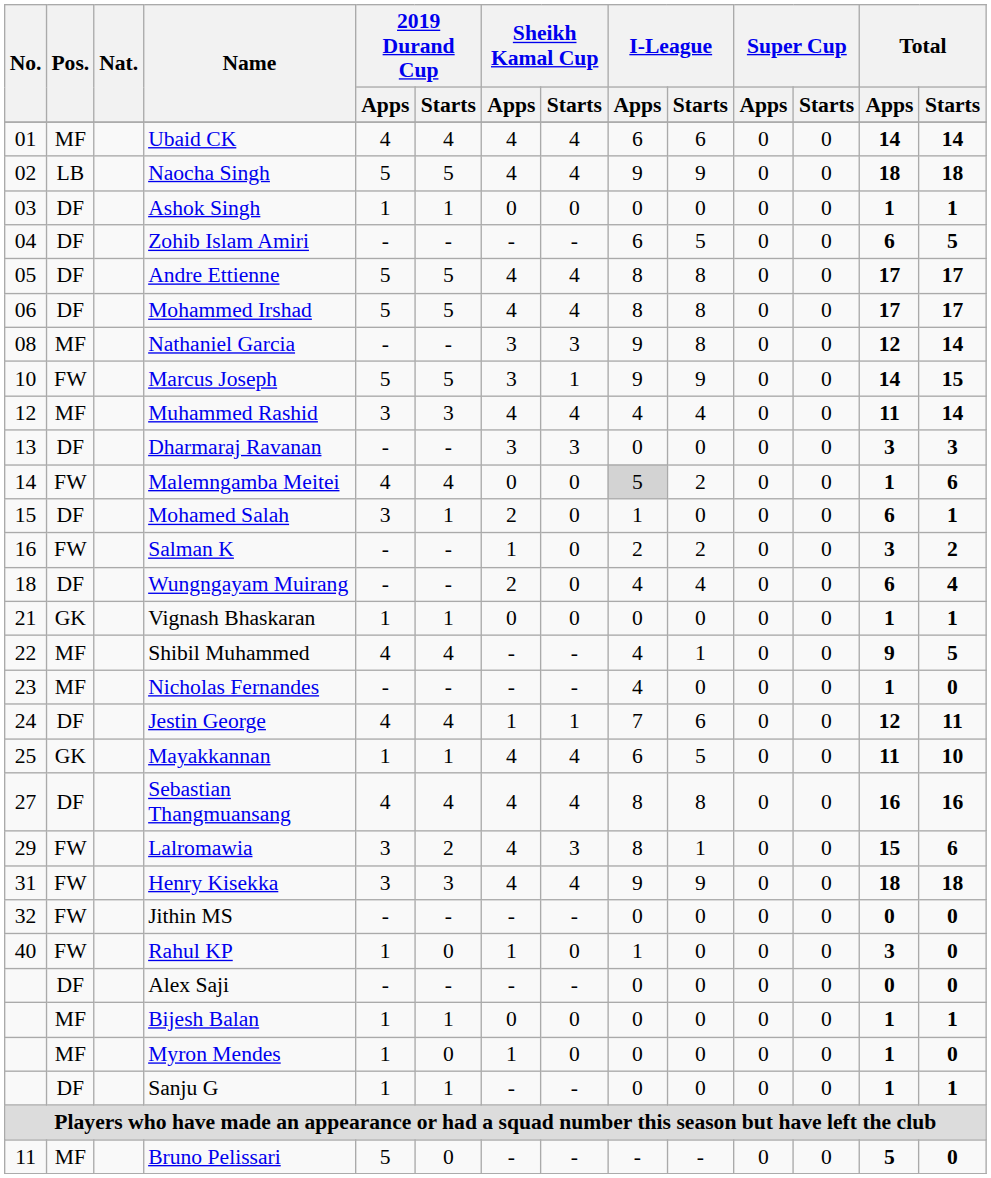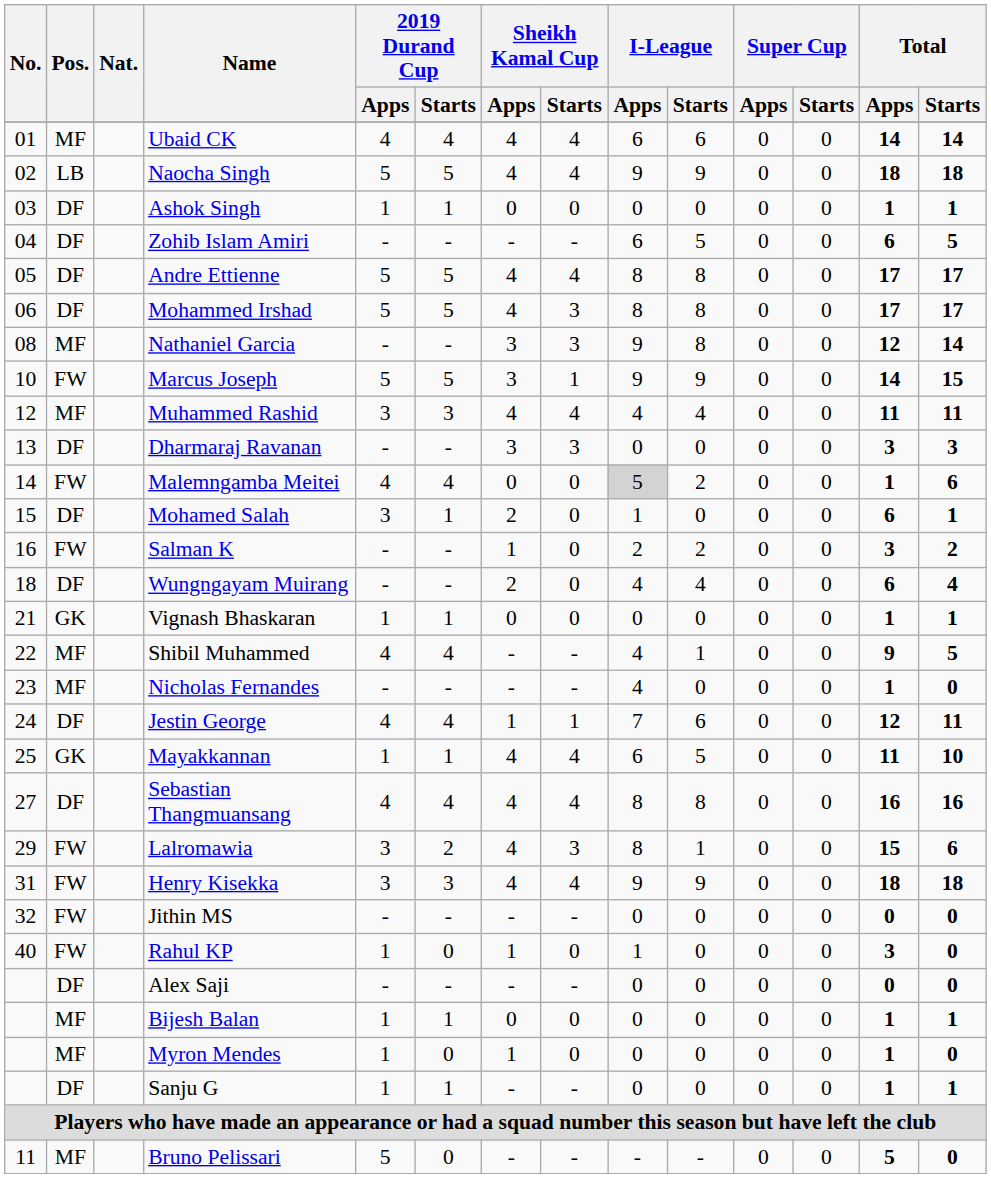(574, 310) 4 -> (574, 310) 3
(953, 412) 14 -> (953, 412) 11
